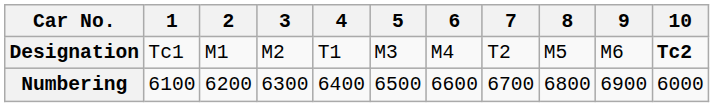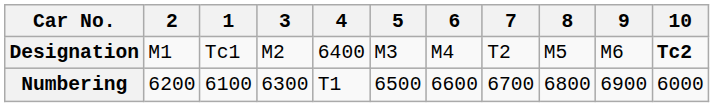columns swapped: (172, 21) <-> (228, 21)
(330, 53) T1 -> (341, 53) 6400
(341, 85) 6400 -> (330, 85) T1
